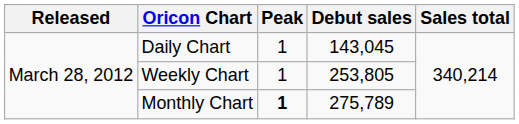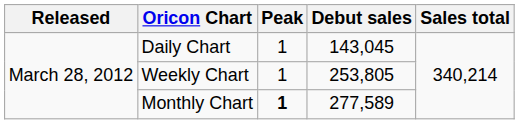(362, 103) 275,789 -> (362, 103) 277,589
